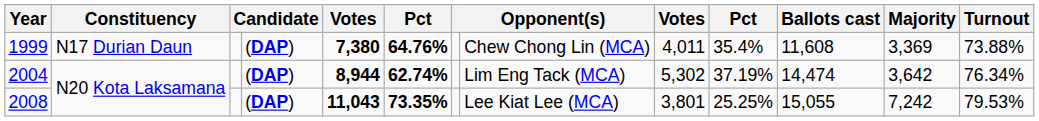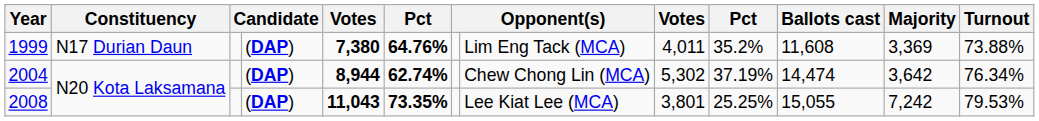(557, 46) Chew Chong Lin (MCA) -> (545, 46) Lim Eng Tack (MCA)
(738, 46) 35.4% -> (738, 46) 35.2%
(545, 74) Lim Eng Tack (MCA) -> (557, 74) Chew Chong Lin (MCA)
